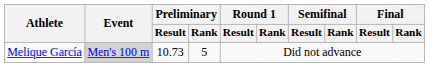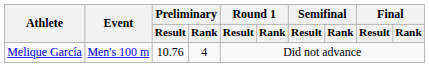(118, 53) lightgrey background -> (118, 53) no background
(170, 53) 10.73 -> (170, 53) 10.76
(204, 53) 5 -> (204, 53) 4
